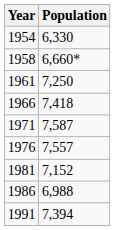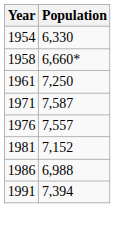- row: (22, 103)
